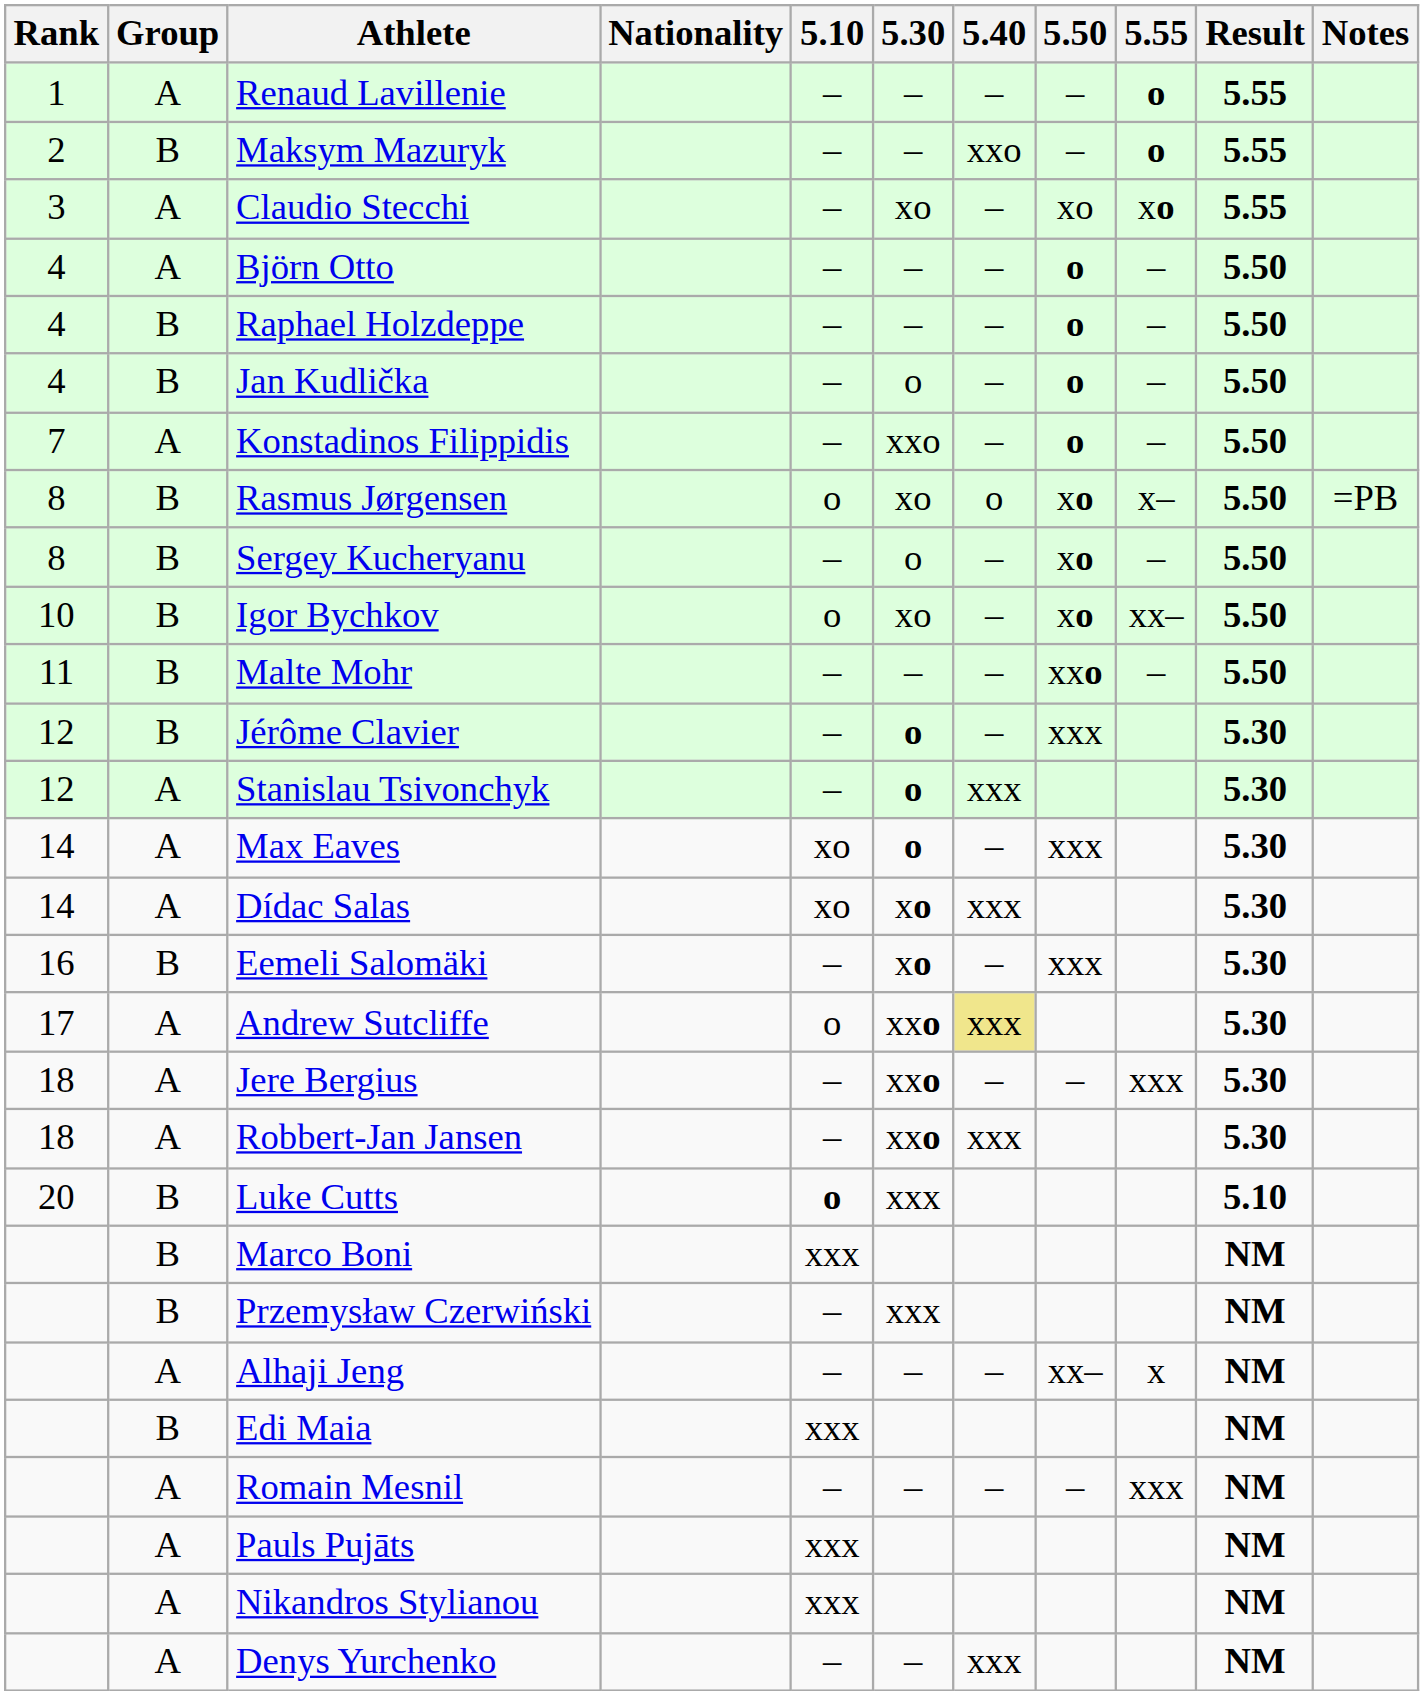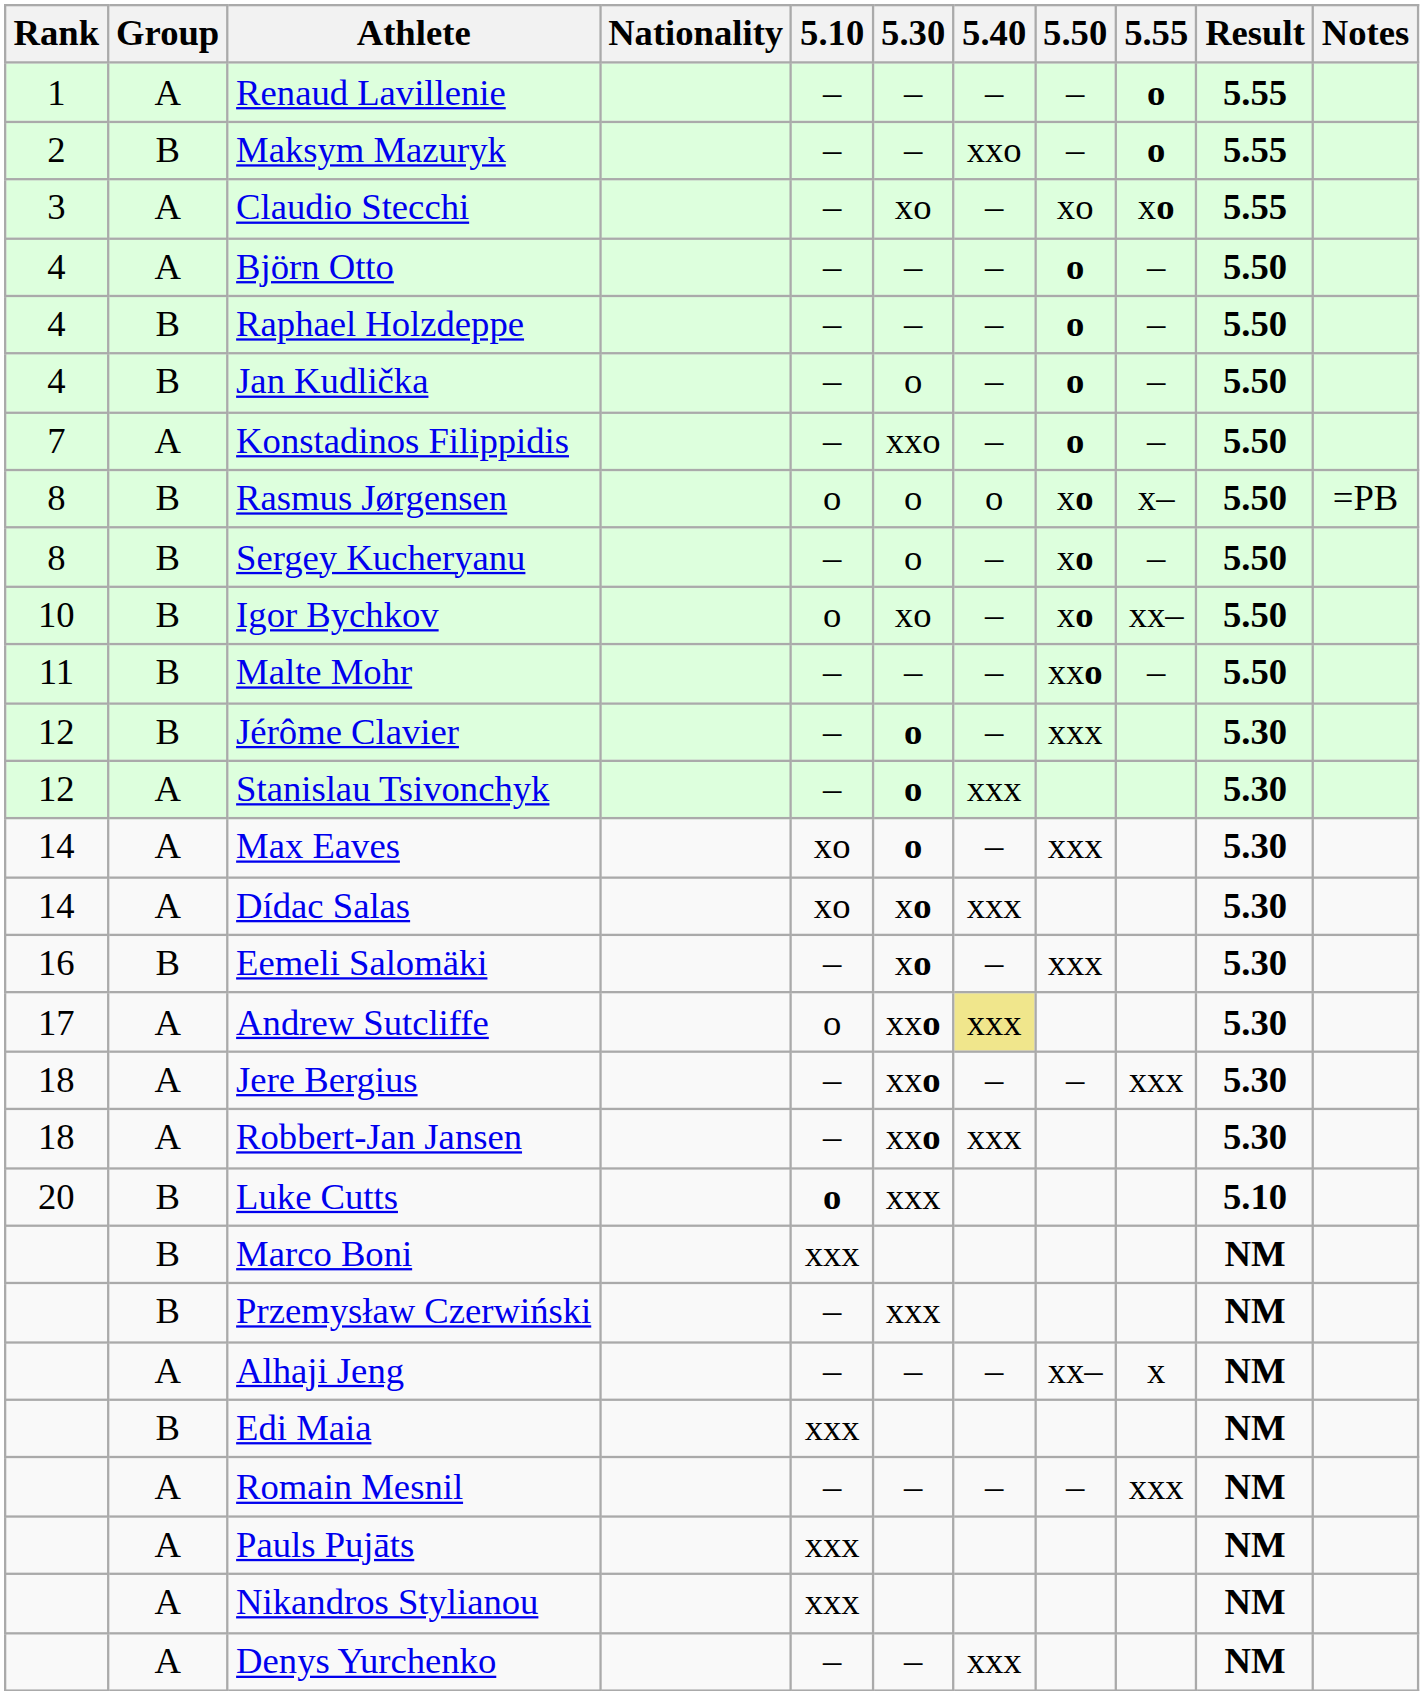(913, 498) xo -> (913, 498) o
